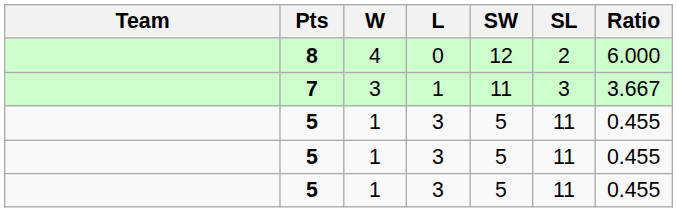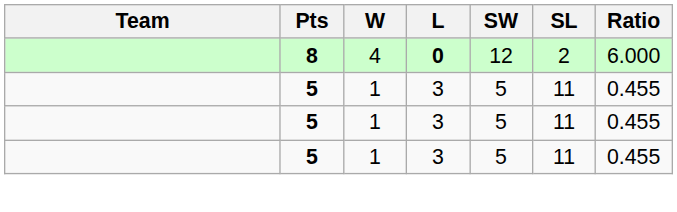(438, 55) normal -> (438, 55) bold
- row: (312, 88)
